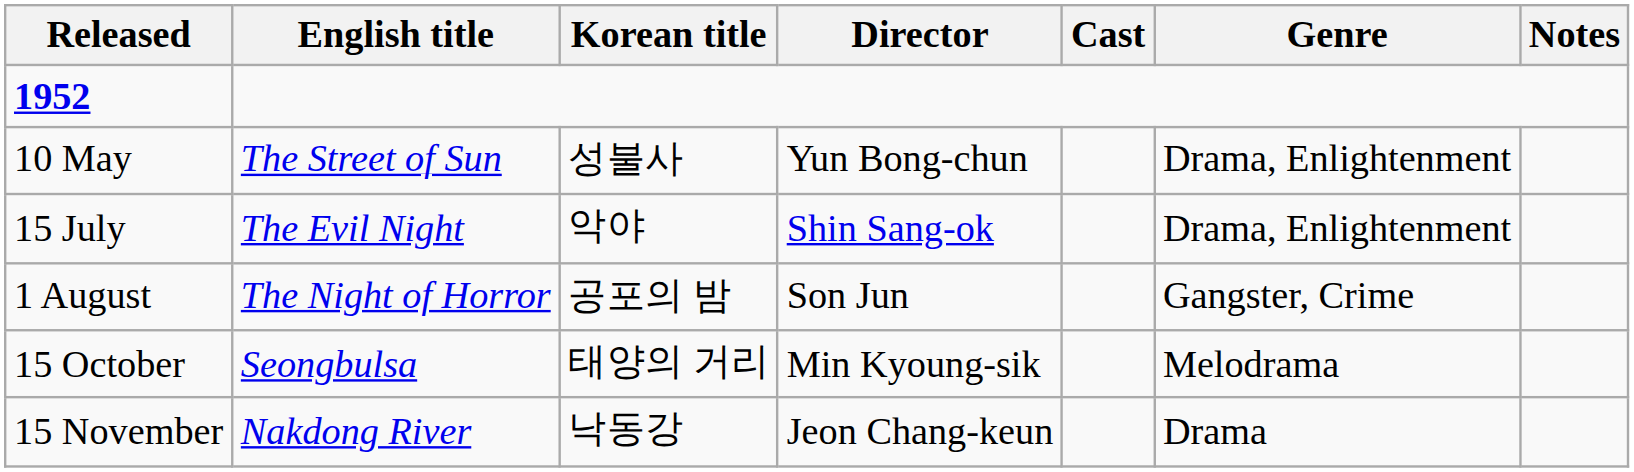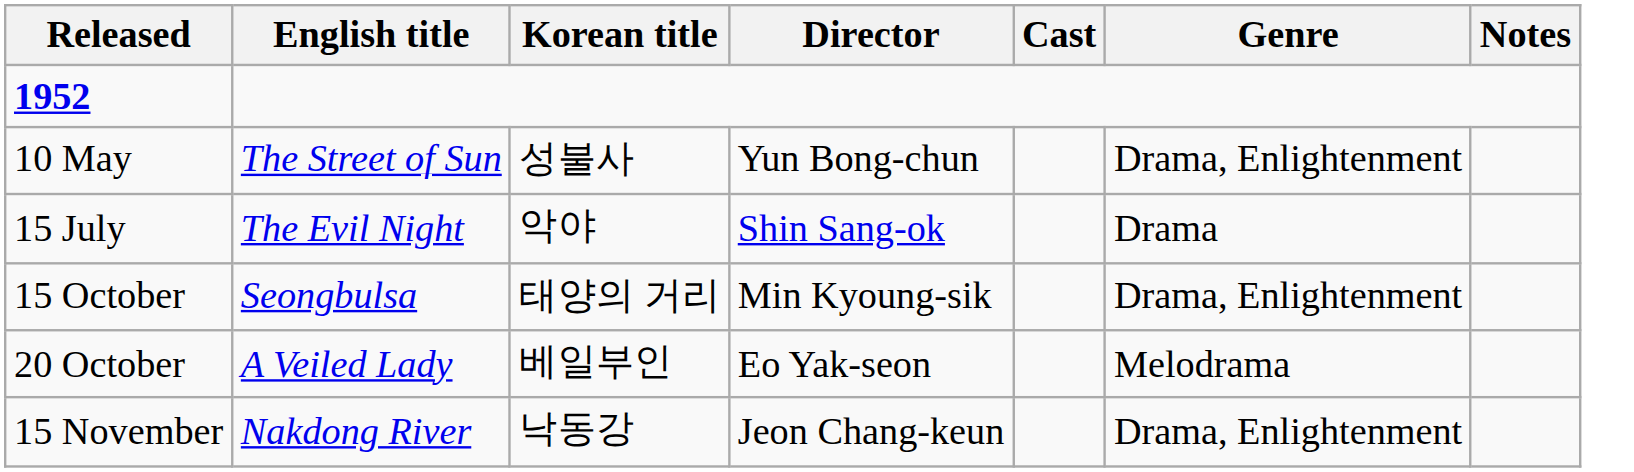(1337, 227) Drama, Enlightenment -> (1166, 227) Drama
- row: (83, 295)
(1251, 363) Melodrama -> (1288, 295) Drama, Enlightenment
+ row: (99, 363)
(1215, 430) Drama -> (1288, 430) Drama, Enlightenment
